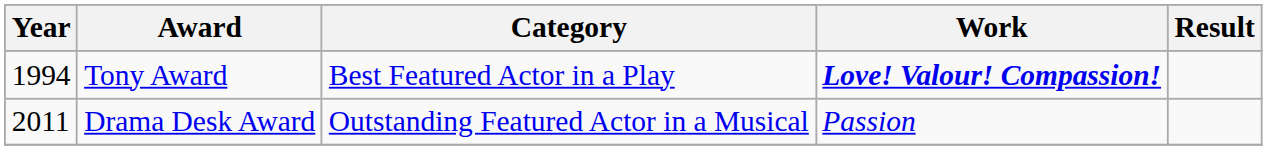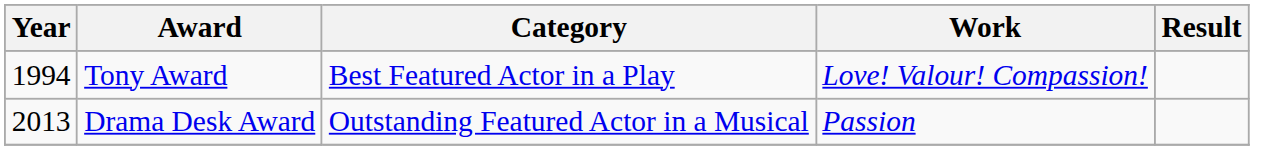(992, 74) bold -> (985, 74) normal
(41, 121) 2011 -> (41, 121) 2013
